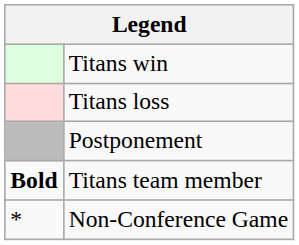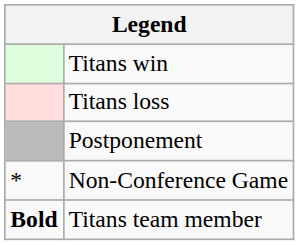rows swapped: (165, 180) <-> (178, 219)
